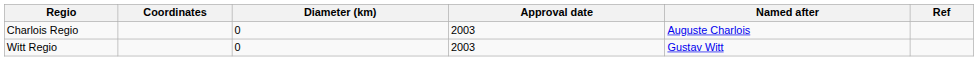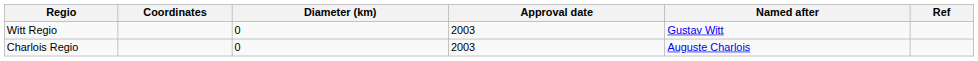rows swapped: (43, 30) <-> (32, 47)
